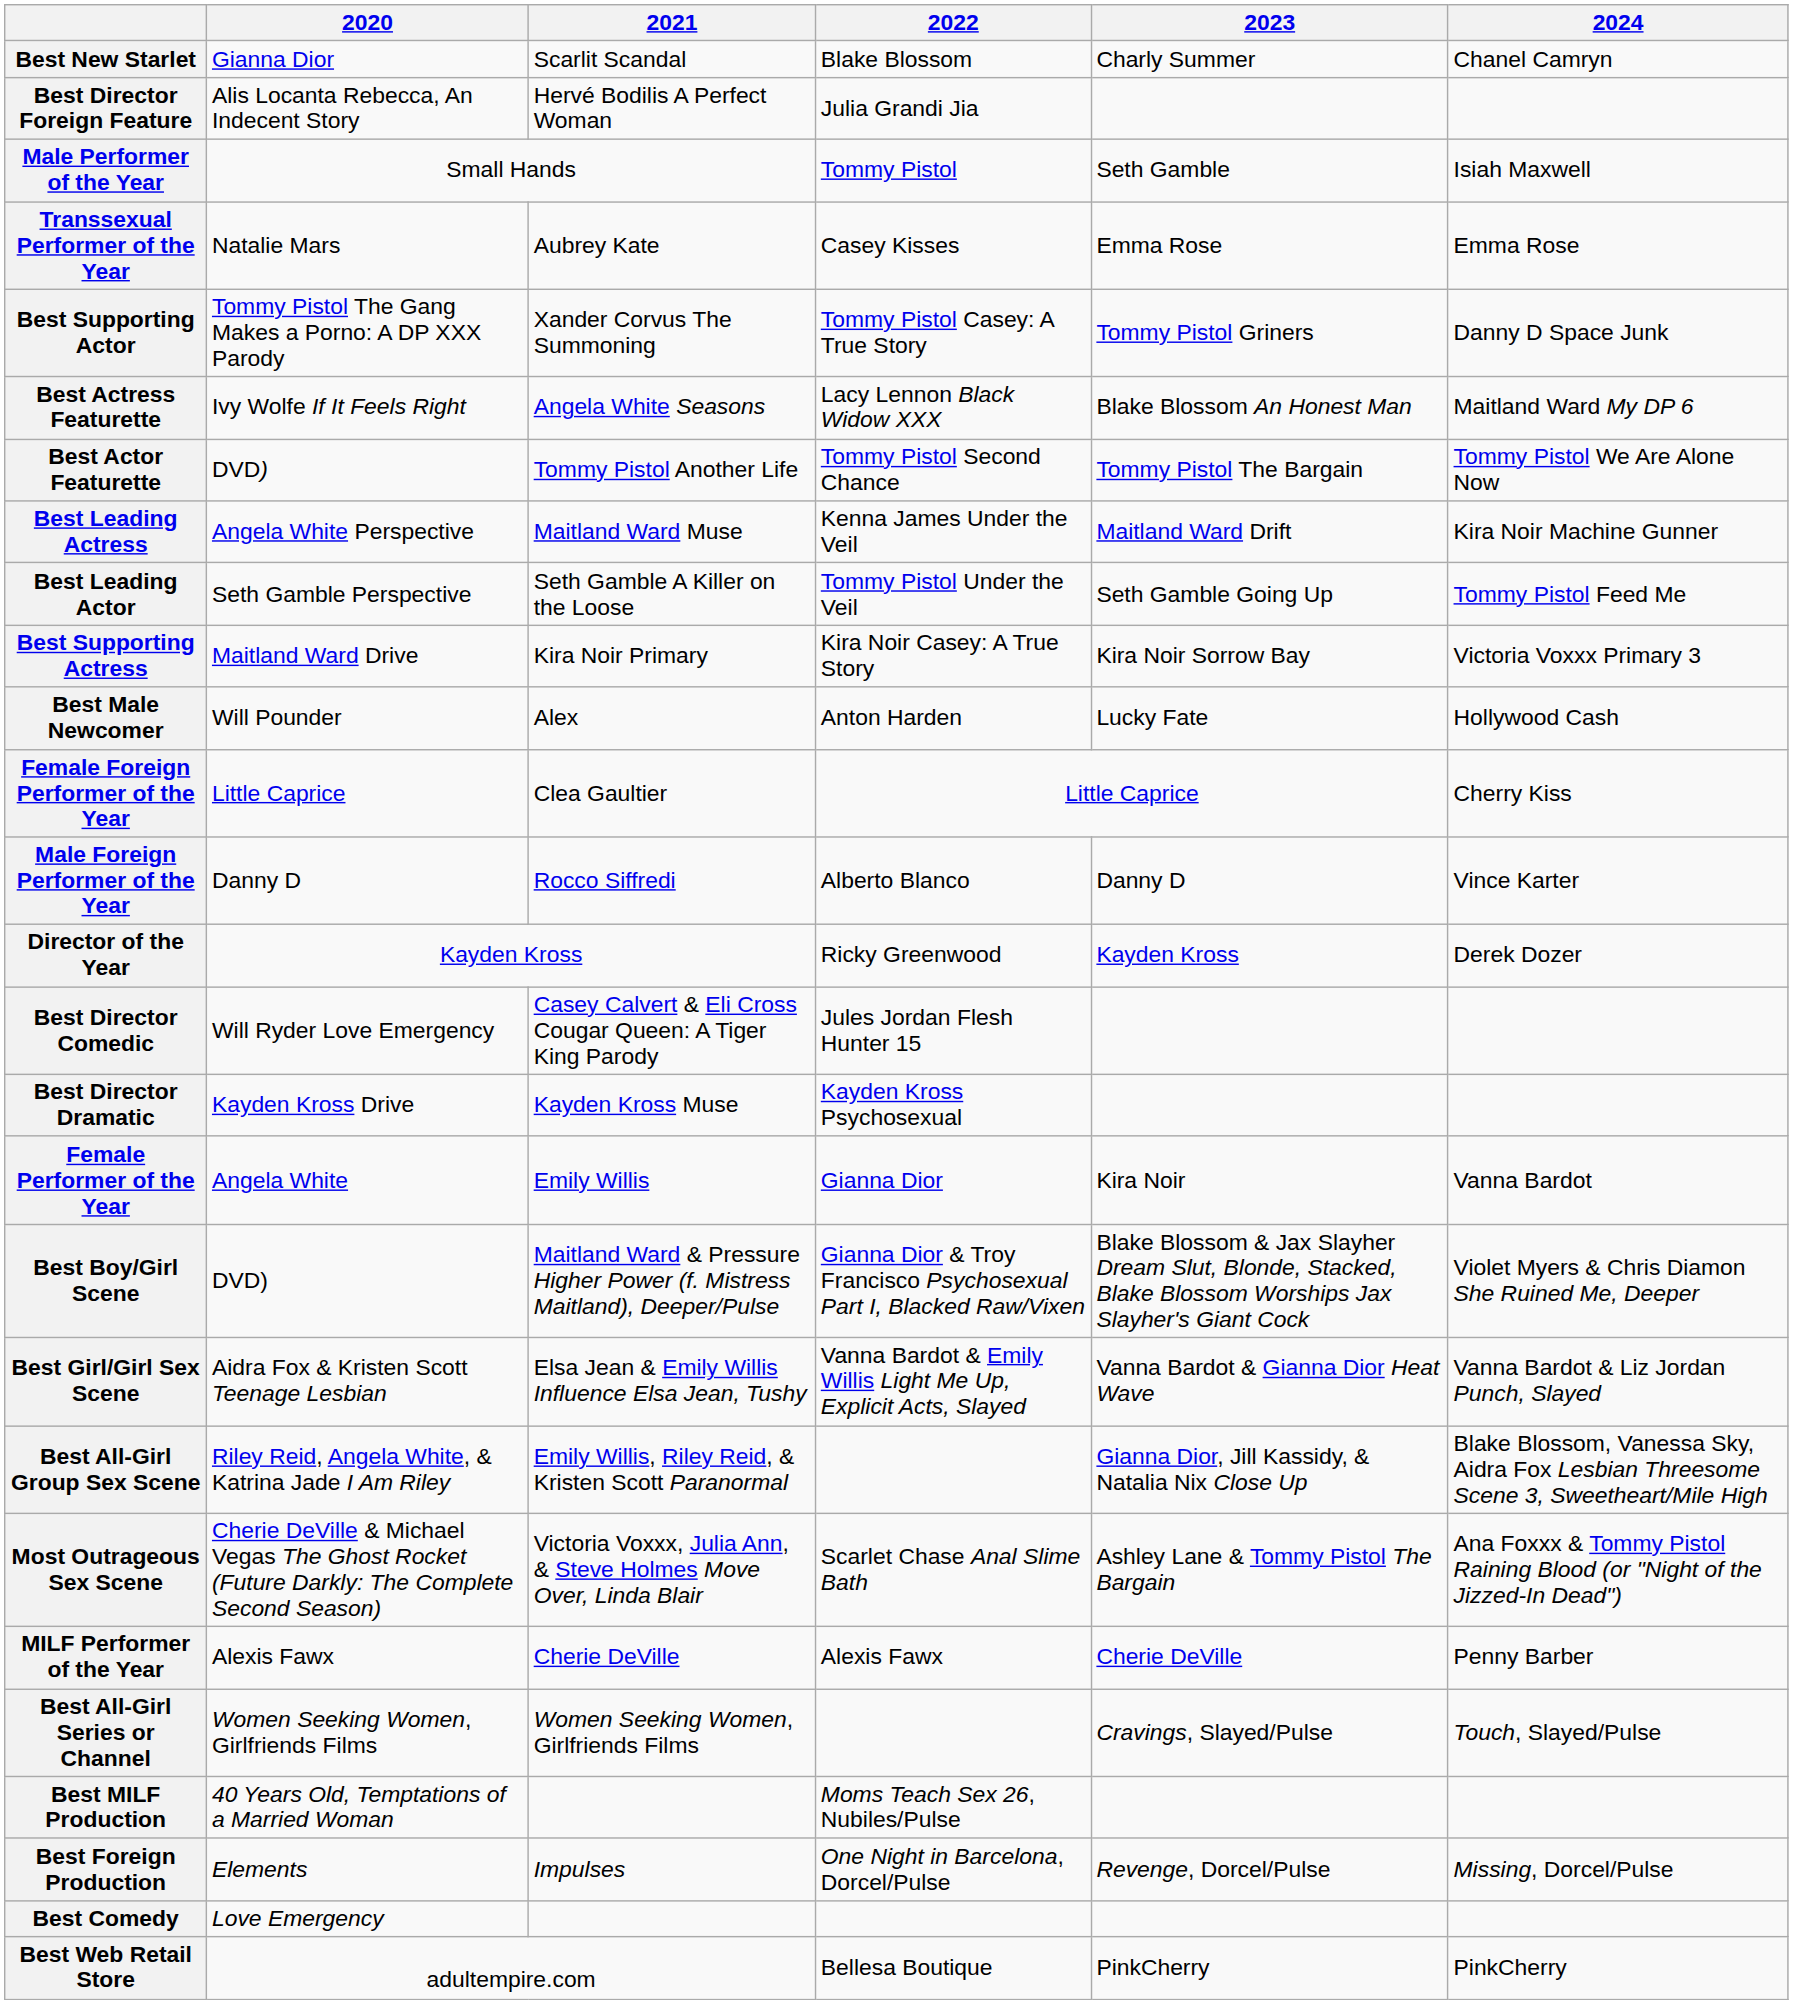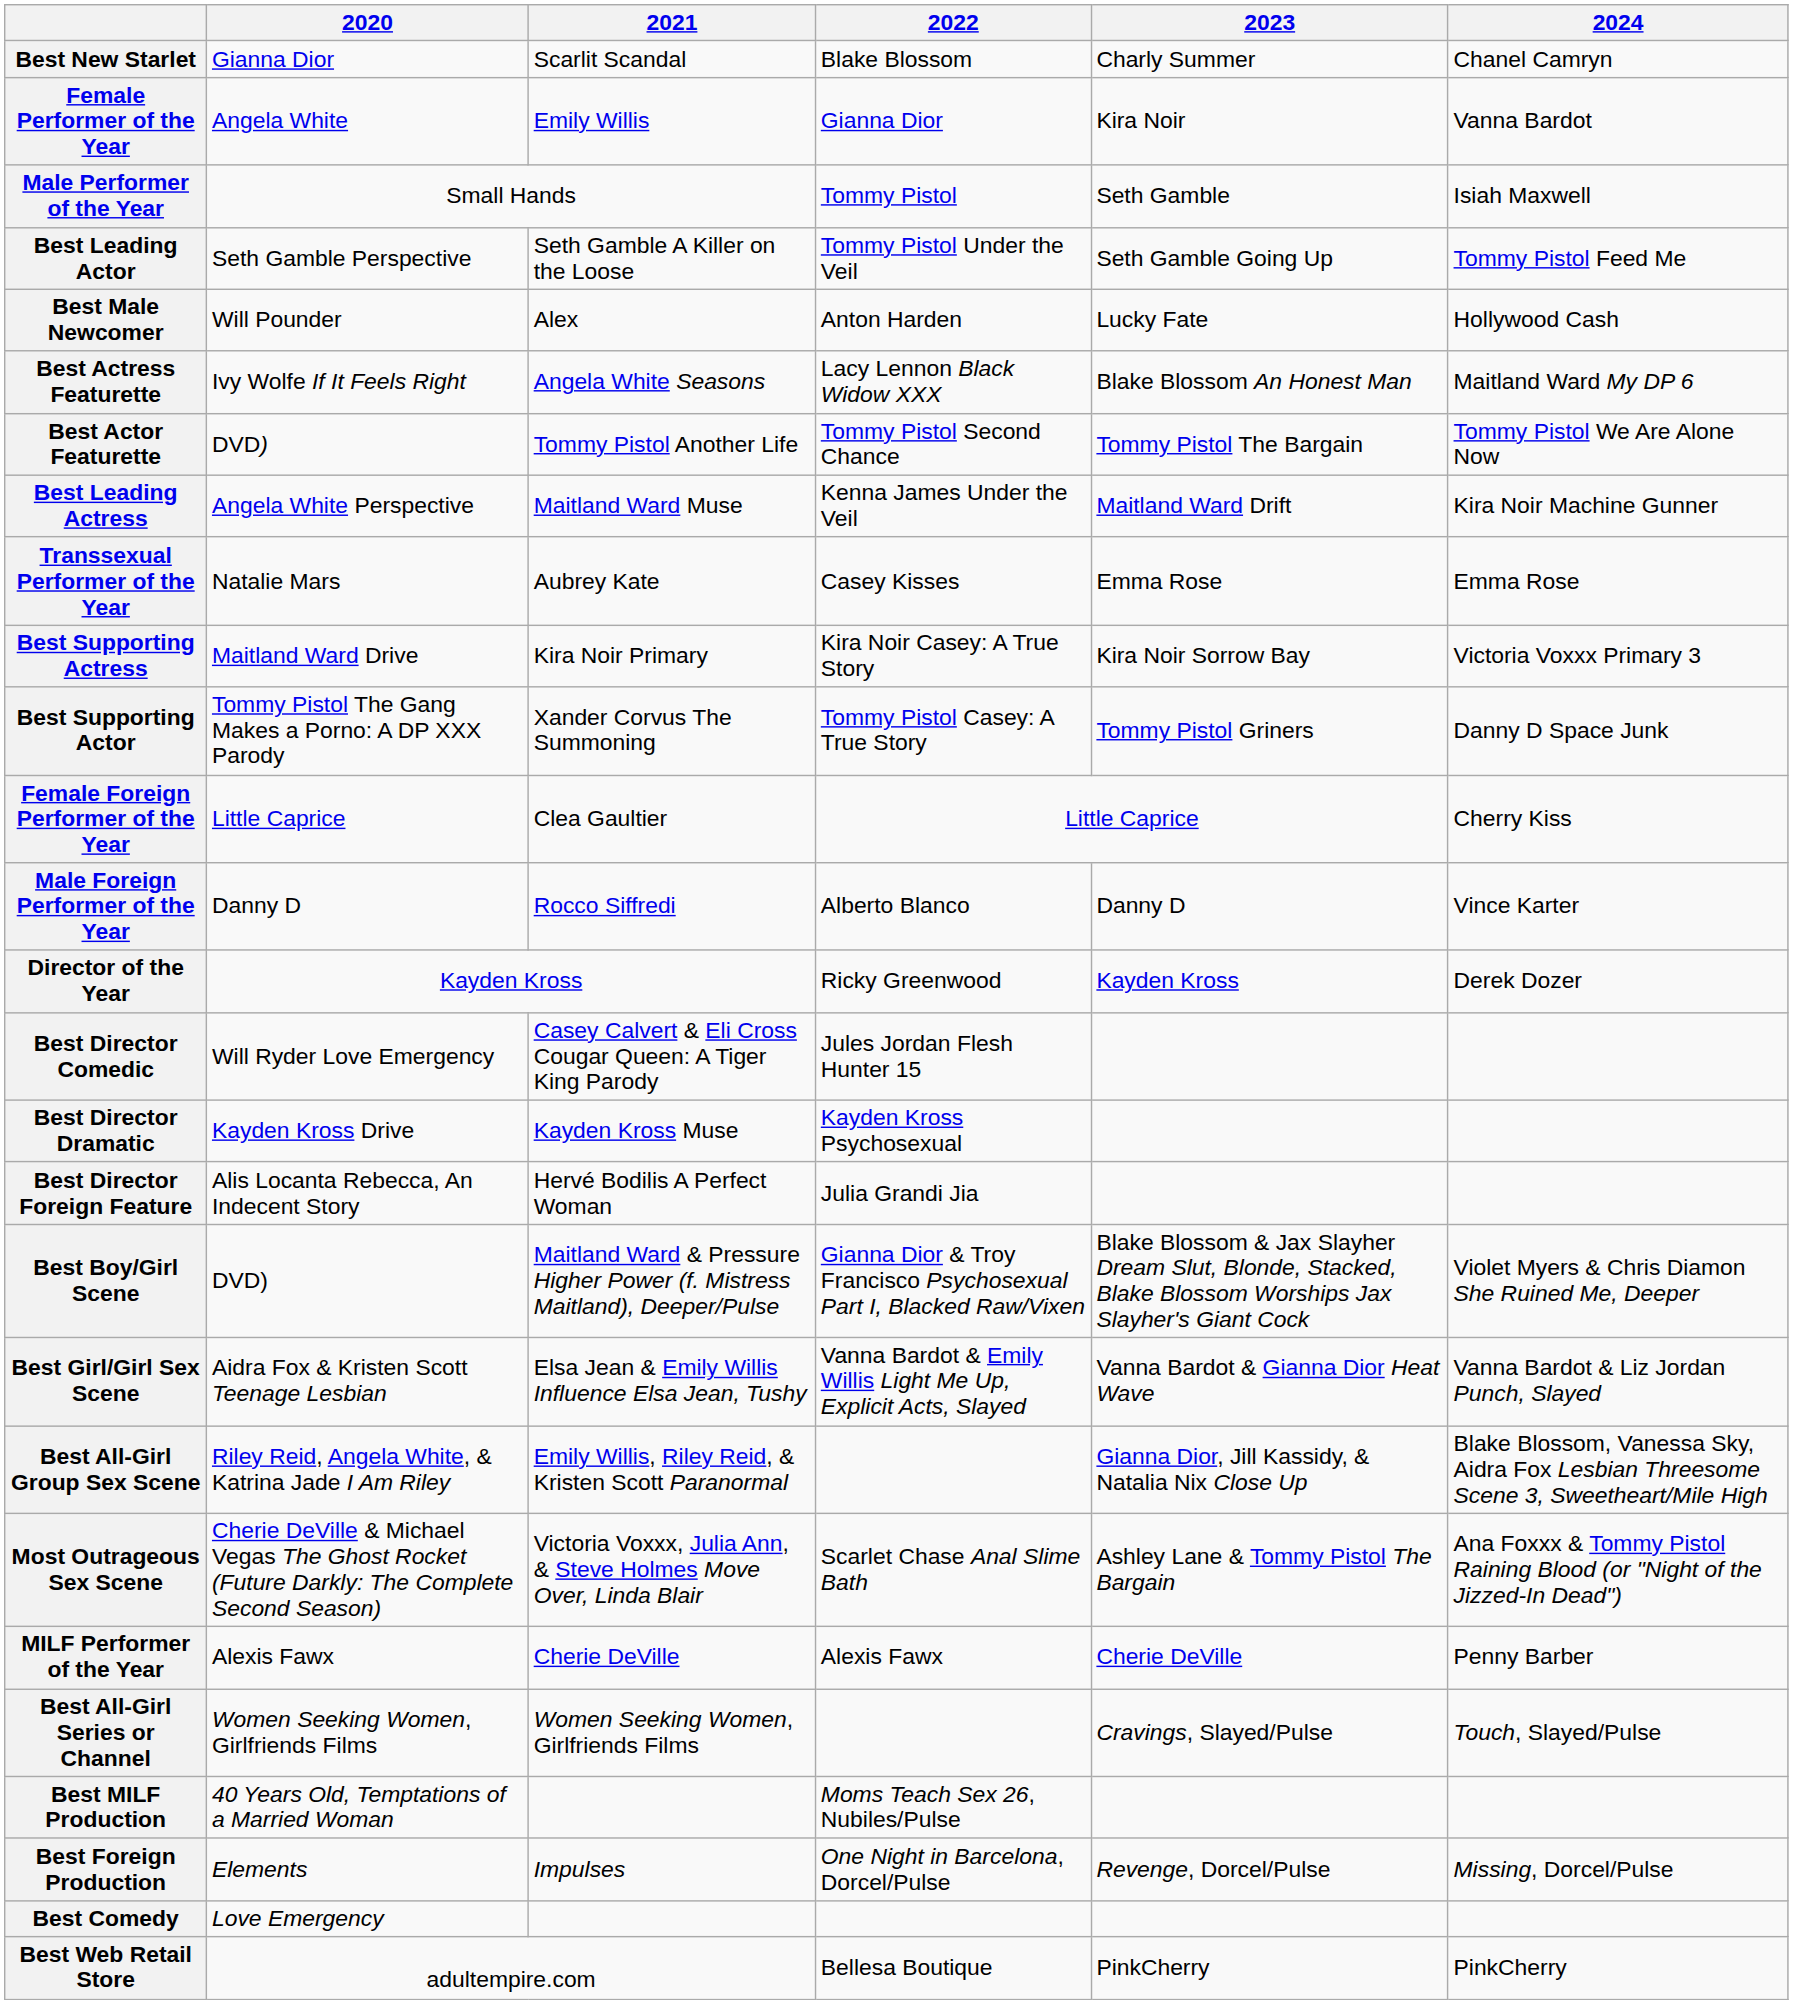rows swapped: (106, 1180) <-> (106, 108)
rows swapped: (106, 245) <-> (106, 593)
rows swapped: (106, 717) <-> (106, 332)
